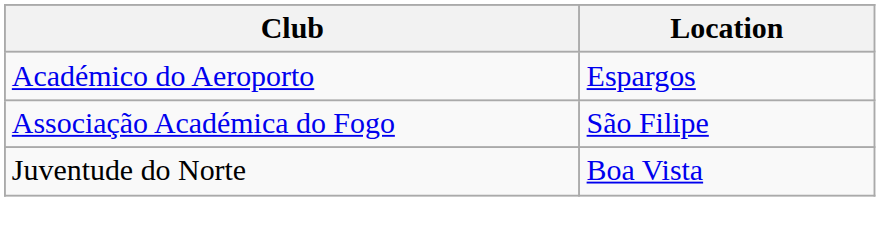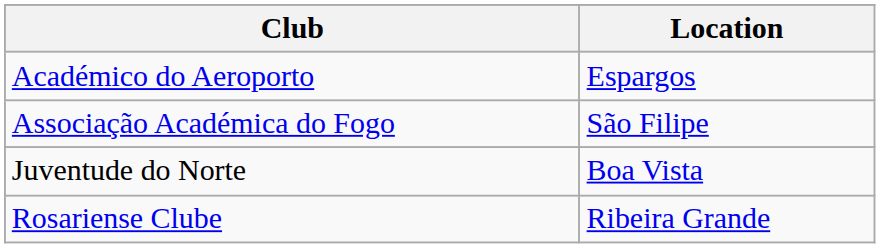+ row: (117, 218)
